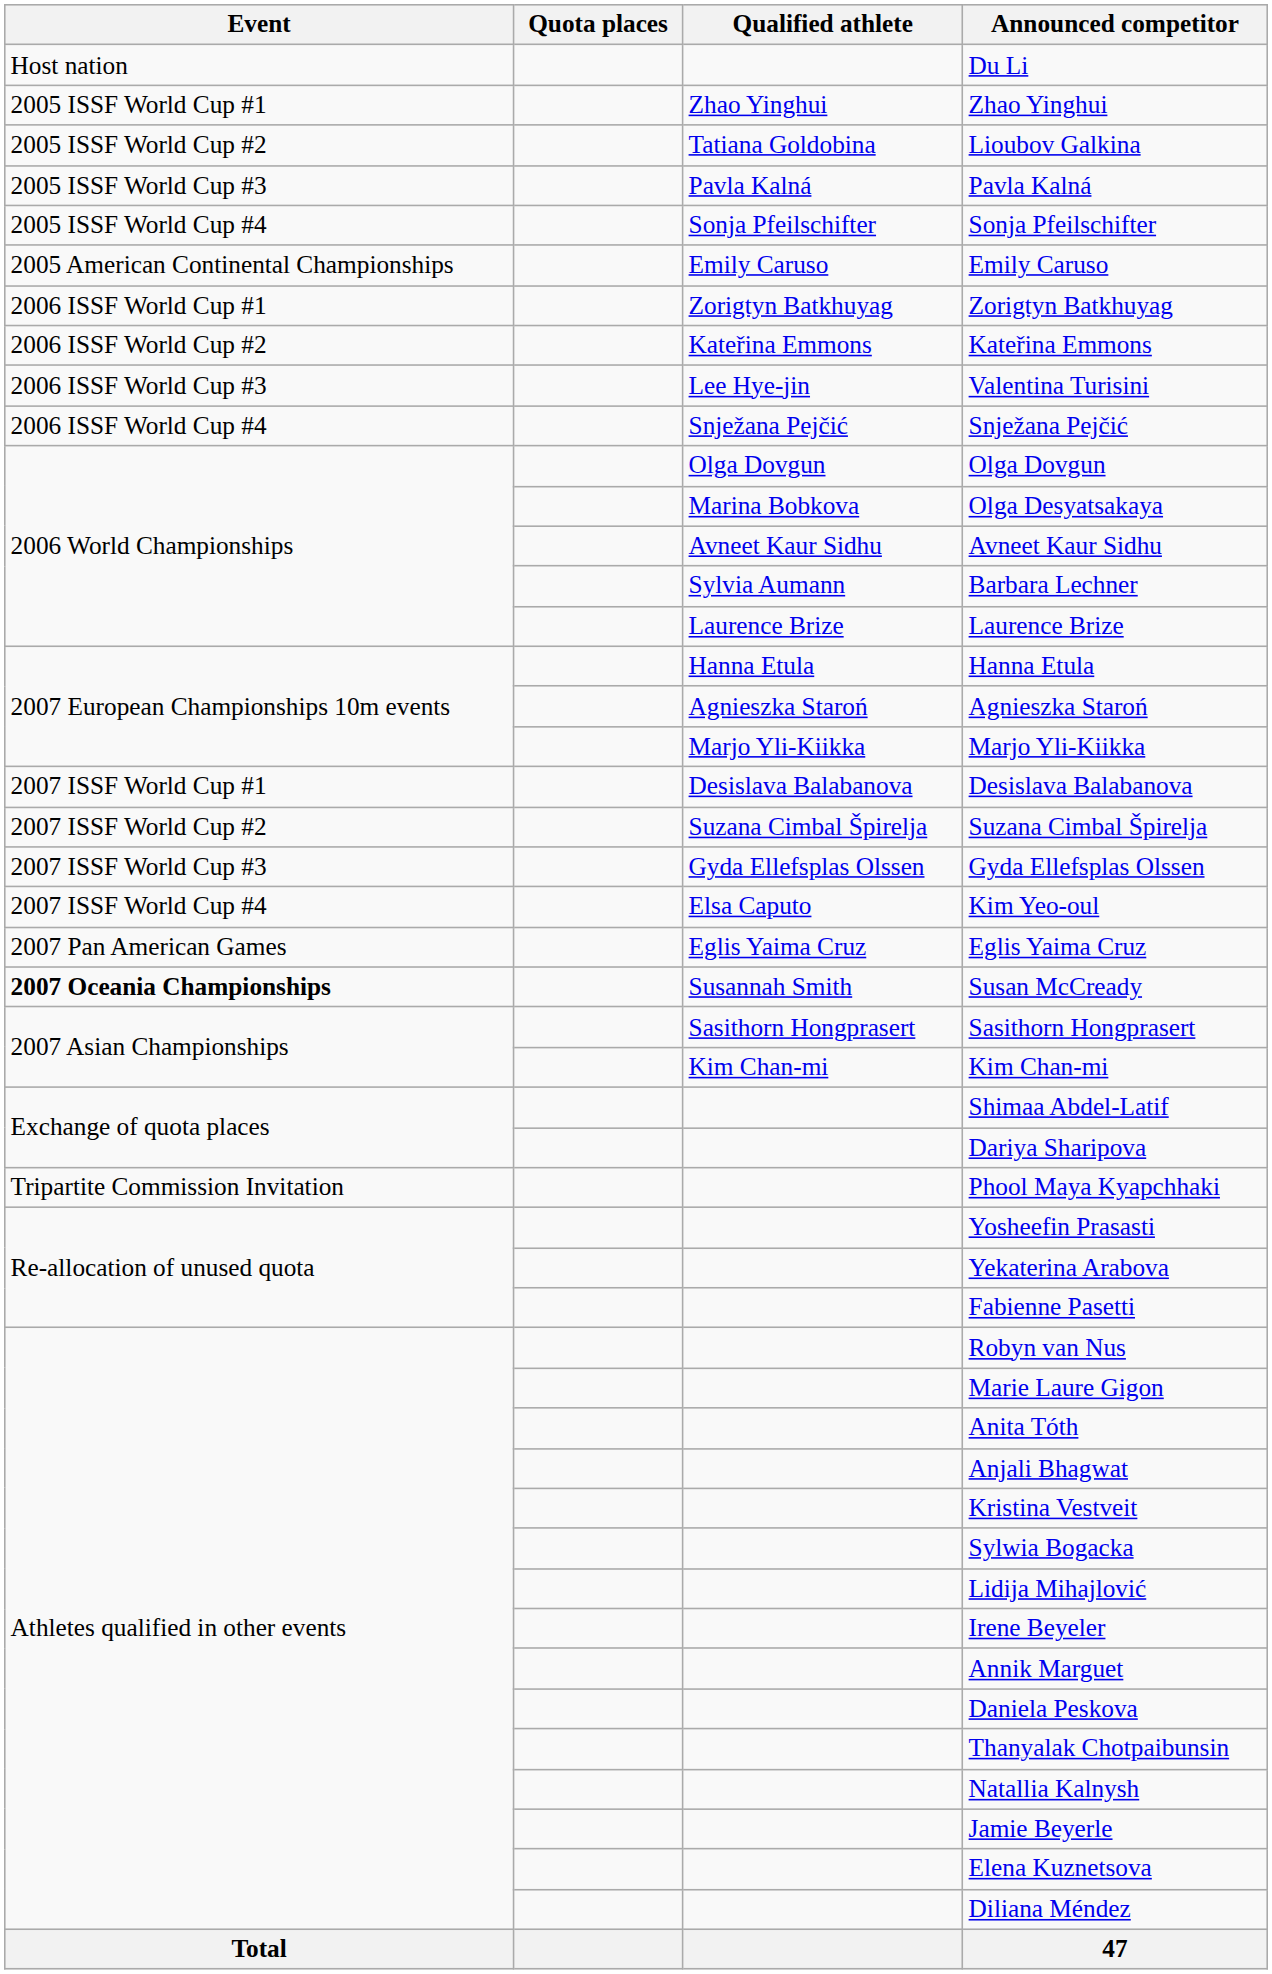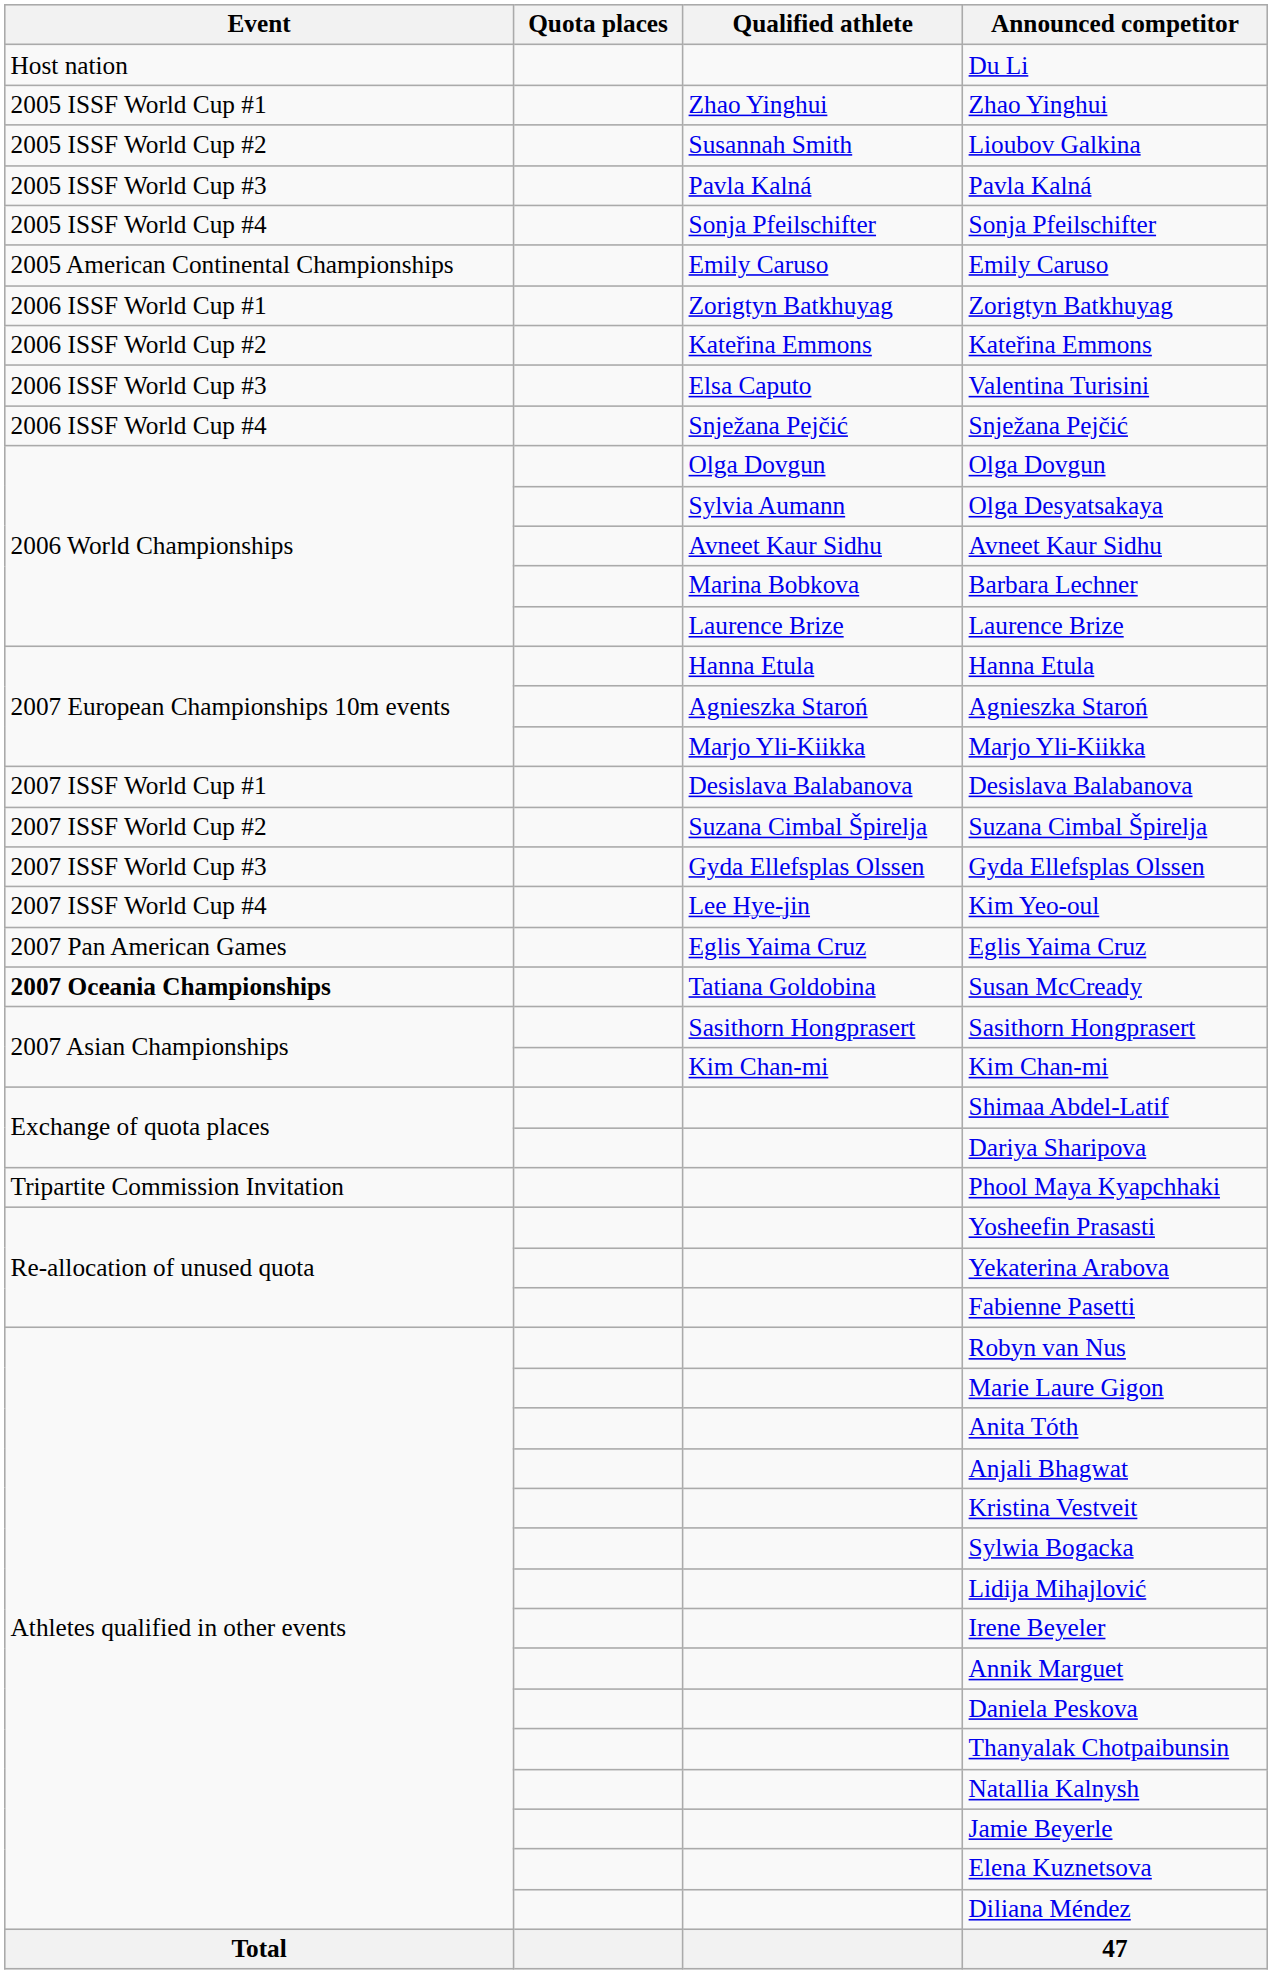(782, 144) Tatiana Goldobina -> (770, 144) Susannah Smith
(749, 385) Lee Hye-jin -> (750, 385) Elsa Caputo
(774, 505) Marina Bobkova -> (767, 505) Sylvia Aumann
(767, 585) Sylvia Aumann -> (774, 585) Marina Bobkova
(750, 906) Elsa Caputo -> (749, 906) Lee Hye-jin
(770, 986) Susannah Smith -> (782, 986) Tatiana Goldobina
